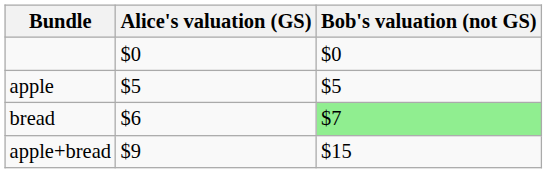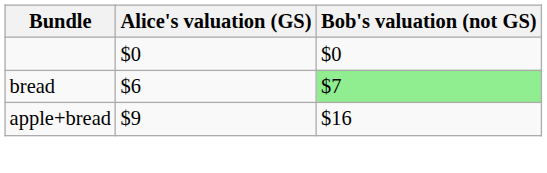- row: (32, 86)
(336, 151) $15 -> (336, 118) $16
